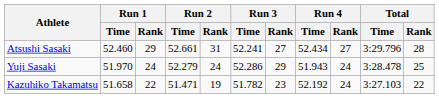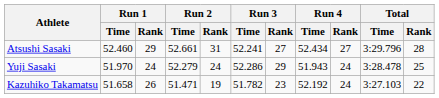(150, 85) 22 -> (150, 85) 26
